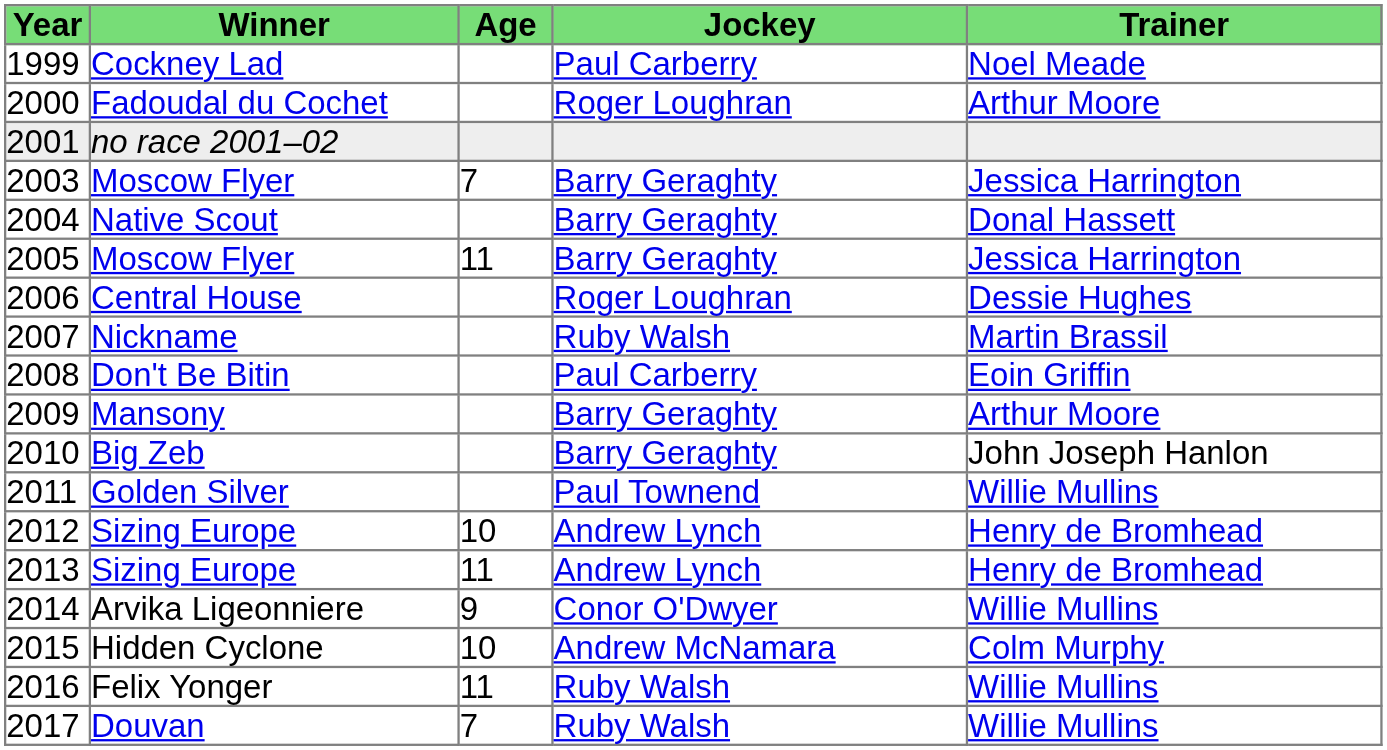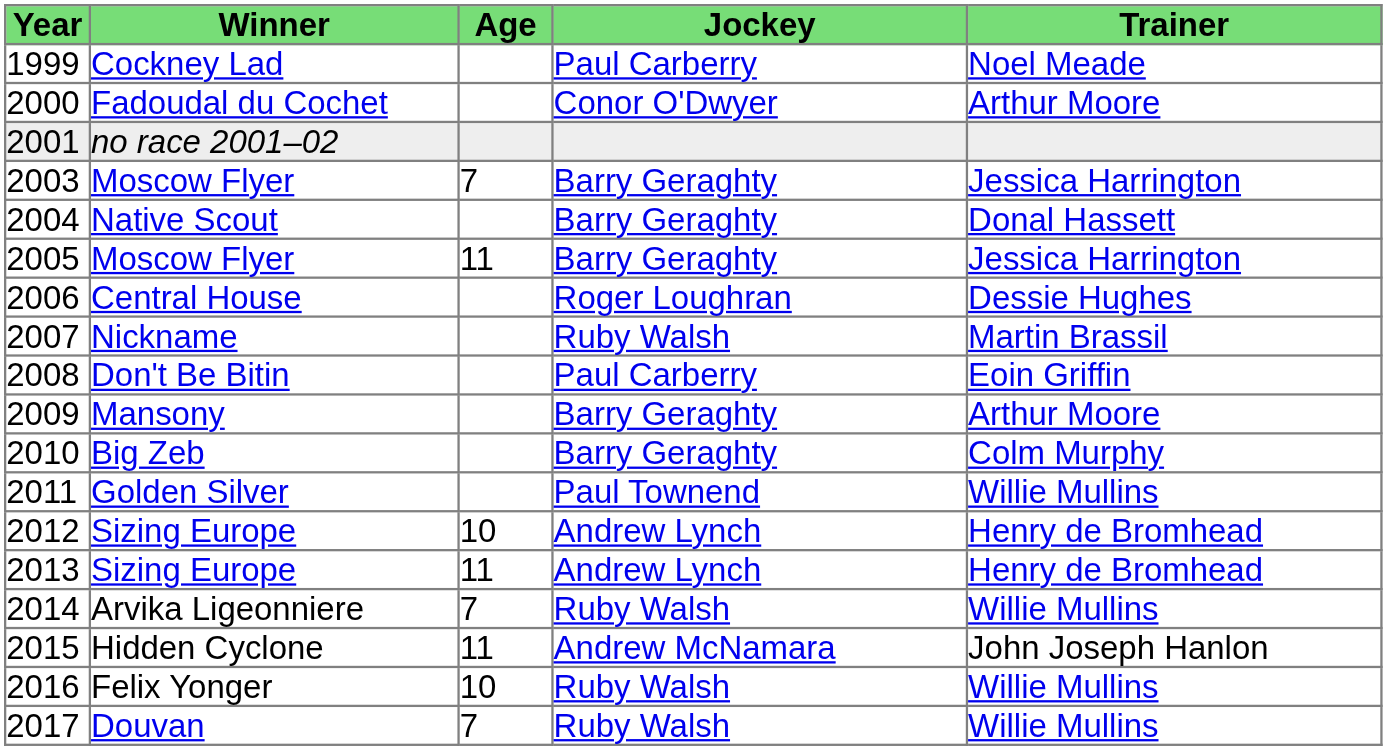(673, 102) Roger Loughran -> (666, 102) Conor O'Dwyer
(1118, 453) John Joseph Hanlon -> (1066, 453) Colm Murphy
(469, 609) 9 -> (469, 609) 7
(666, 609) Conor O'Dwyer -> (642, 609) Ruby Walsh
(478, 647) 10 -> (477, 647) 11
(1066, 647) Colm Murphy -> (1118, 647) John Joseph Hanlon
(477, 686) 11 -> (478, 686) 10
